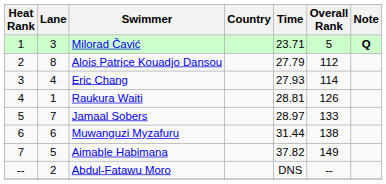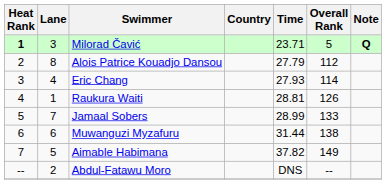(21, 44) normal -> (21, 44) bold
(290, 116) 28.97 -> (290, 116) 28.99
